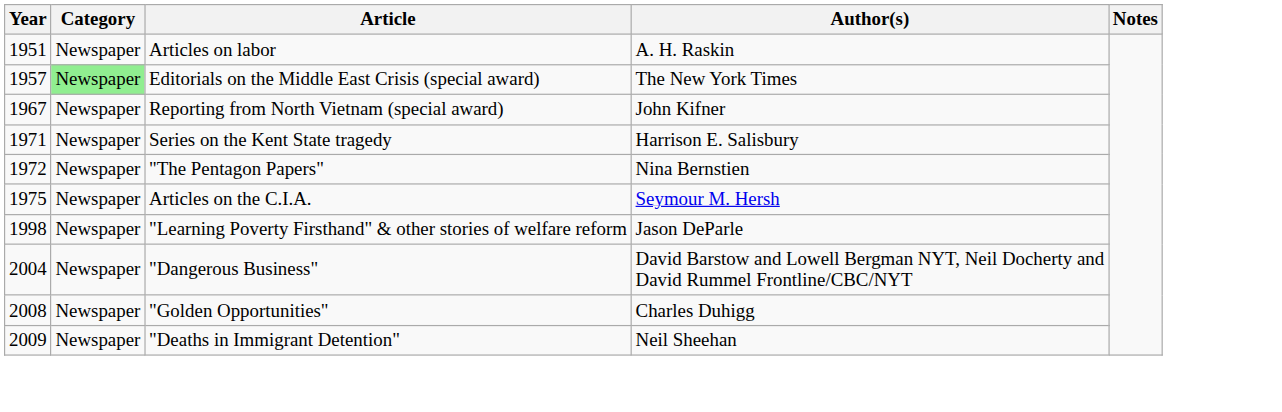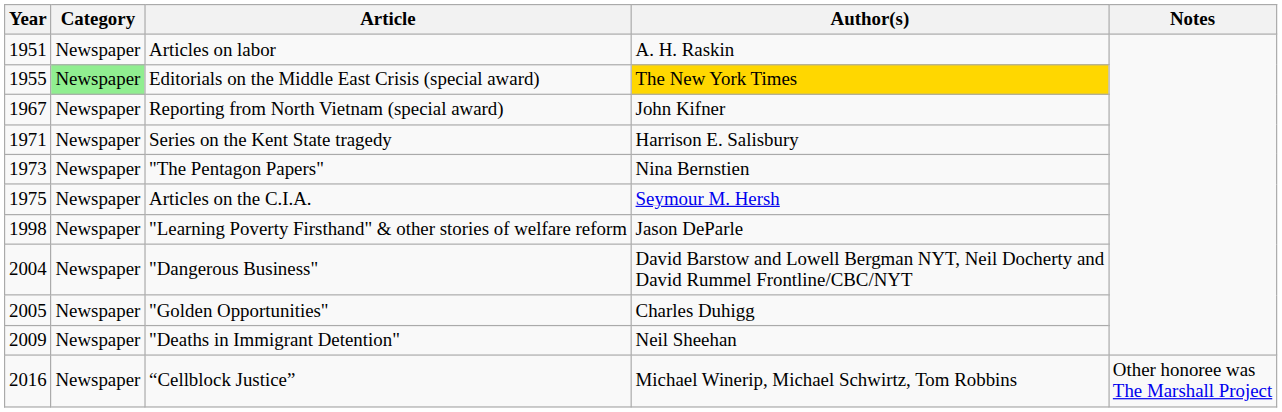(28, 79) 1957 -> (28, 79) 1955
(716, 79) no background -> (716, 79) gold background
(28, 169) 1972 -> (28, 169) 1973
(28, 310) 2008 -> (28, 310) 2005
+ row: (222, 380)
